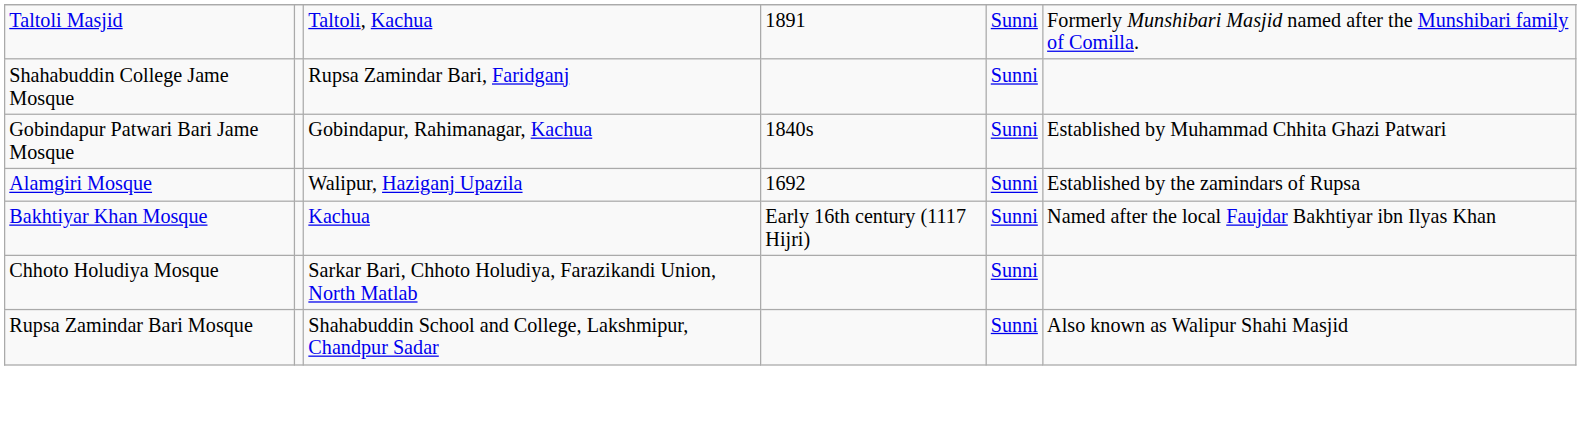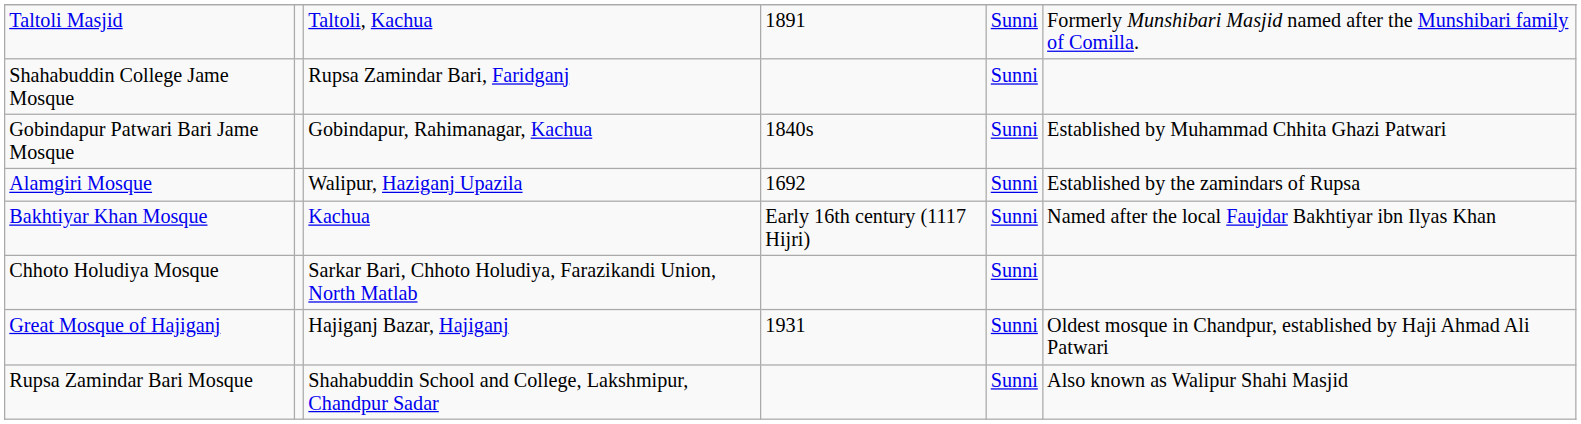+ row: (115, 325)
